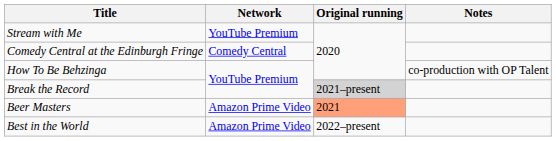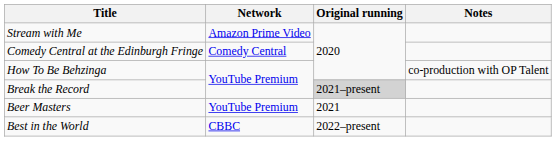(253, 32) YouTube Premium -> (260, 32) Amazon Prime Video
(260, 107) Amazon Prime Video -> (253, 107) YouTube Premium
(328, 107) lightsalmon background -> (328, 107) no background
(260, 126) Amazon Prime Video -> (224, 126) CBBC
